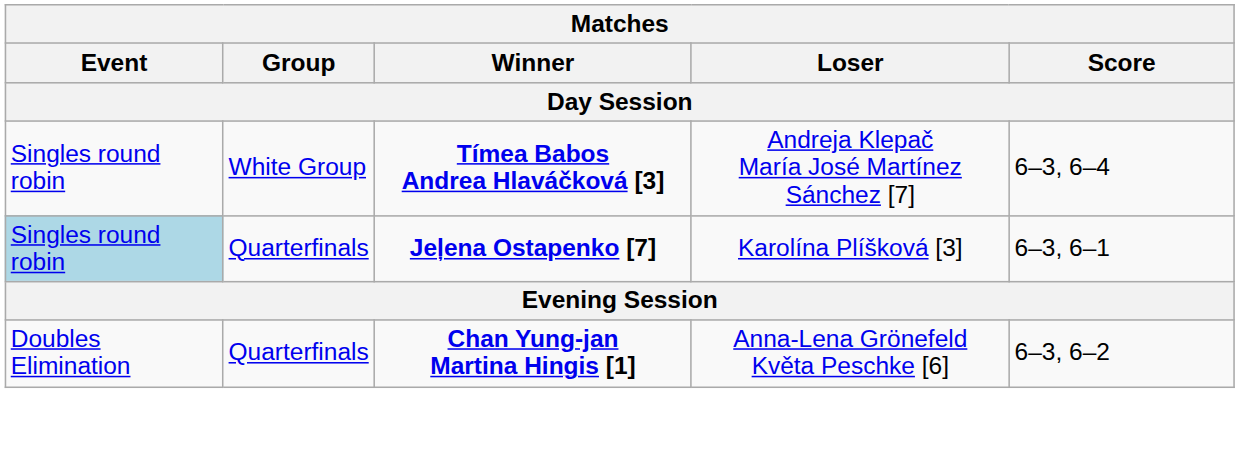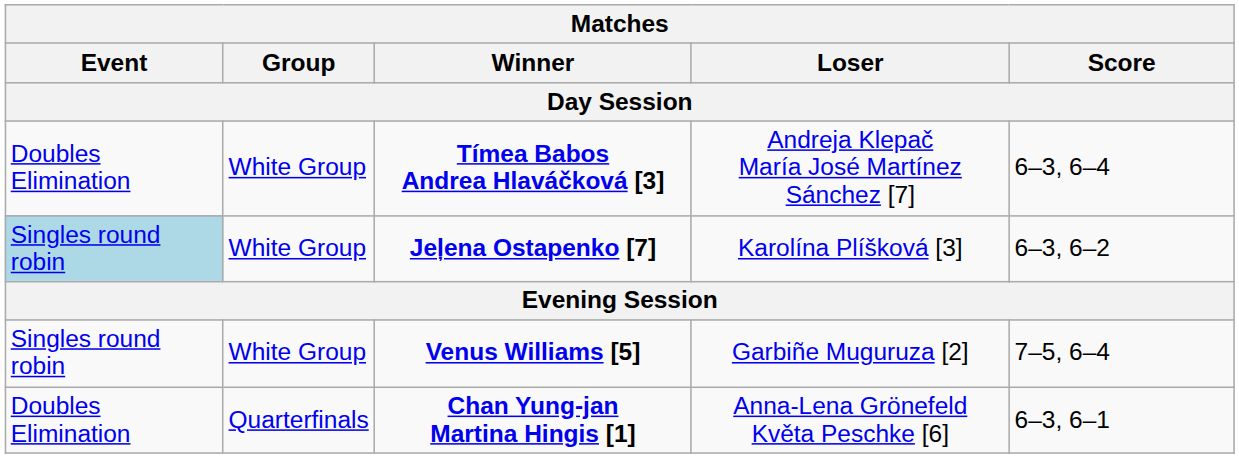(86, 167) Singles round robin -> (71, 167) Doubles Elimination
(299, 248) Quarterfinals -> (297, 248) White Group
(1062, 248) 6–3, 6–1 -> (1062, 248) 6–3, 6–2
+ row: (533, 353)
(1062, 353) 6–3, 6–2 -> (1062, 419) 6–3, 6–1
